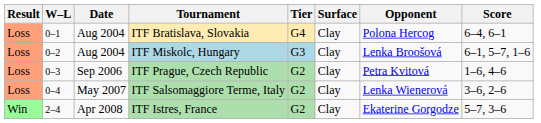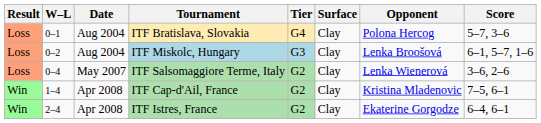(485, 33) 6–4, 6–1 -> (488, 33) 5–7, 3–6
- row: (200, 71)
+ row: (185, 90)
(485, 109) 5–7, 3–6 -> (488, 109) 6–4, 6–1
